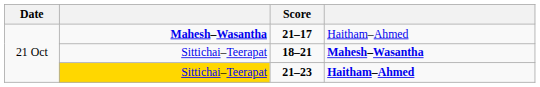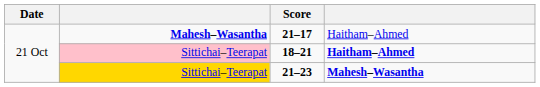(224, 53) no background -> (224, 53) pink background
(375, 53) Mahesh–Wasantha -> (371, 53) Haitham–Ahmed
(371, 73) Haitham–Ahmed -> (375, 73) Mahesh–Wasantha
